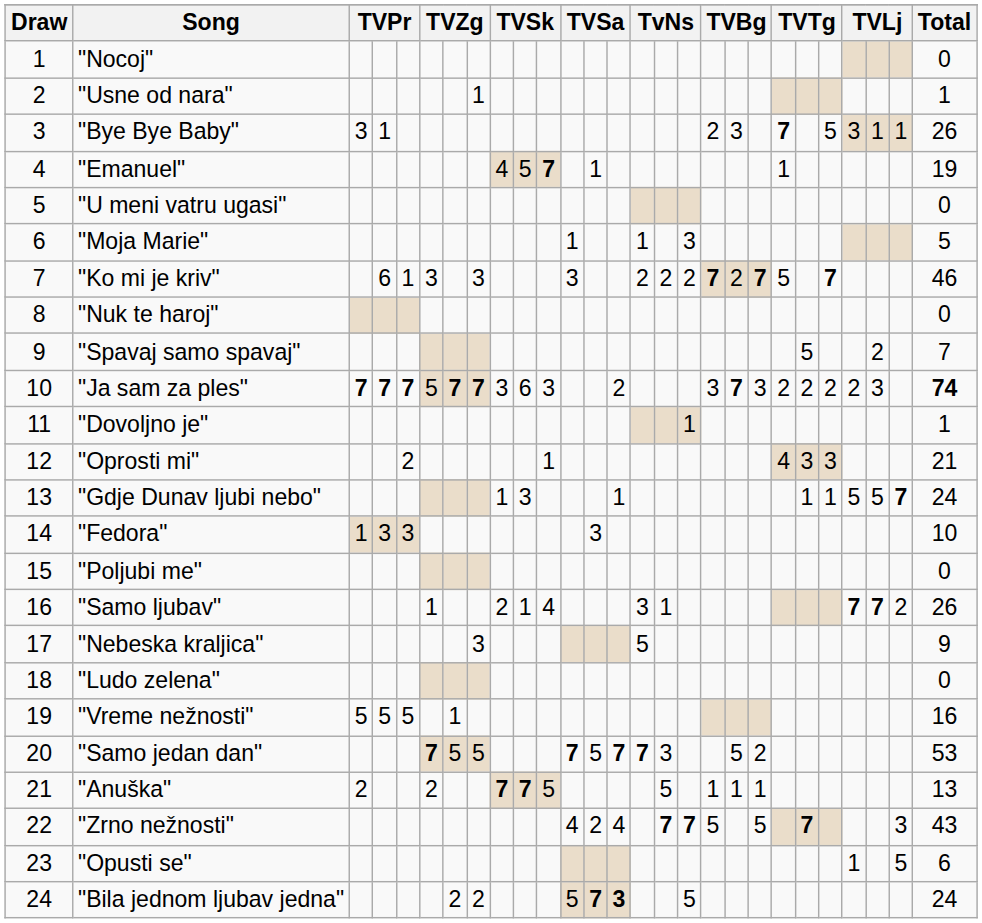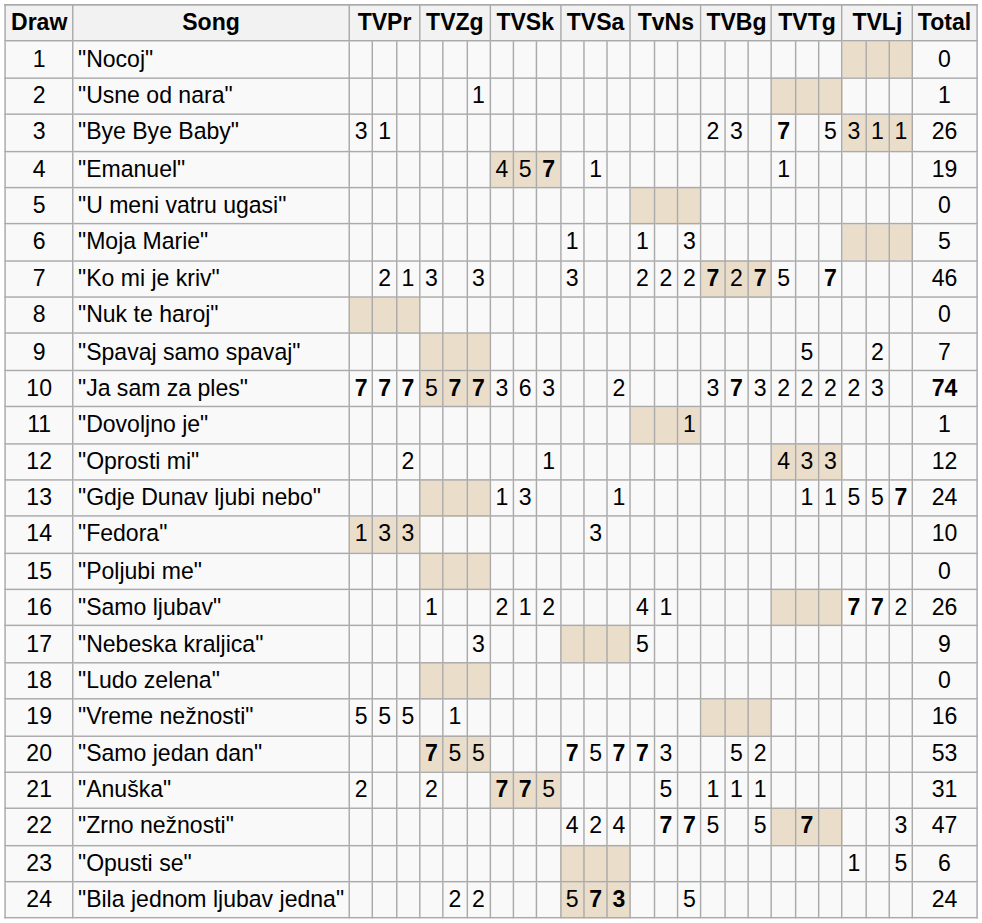(385, 278) 6 -> (385, 278) 2
(944, 461) 21 -> (944, 461) 12
(549, 607) 4 -> (549, 607) 2
(642, 607) 3 -> (642, 607) 4
(944, 790) 13 -> (944, 790) 31
(944, 826) 43 -> (944, 826) 47
